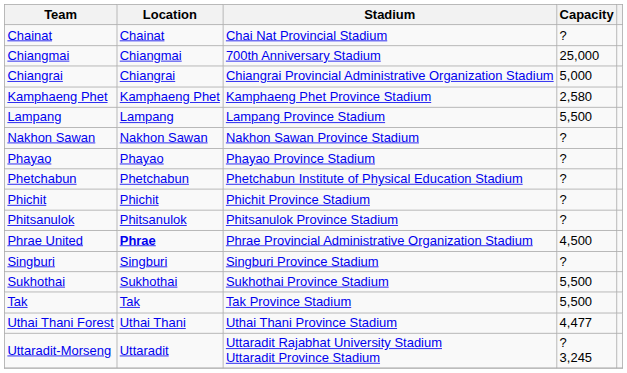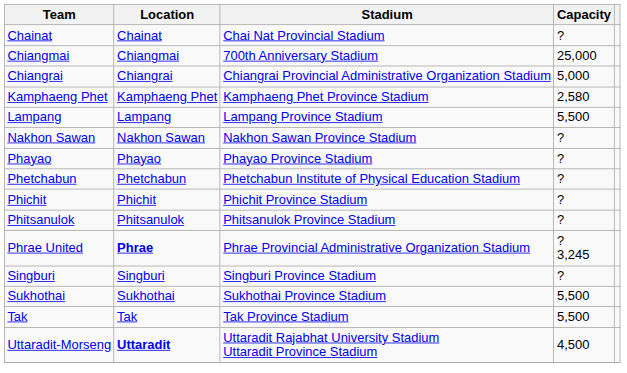(576, 240) 4,500 -> (573, 248) ? 3,245
- row: (61, 323)
(144, 350) normal -> (144, 344) bold
(576, 350) ? 3,245 -> (573, 344) 4,500
